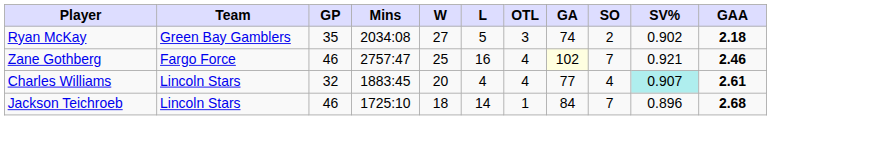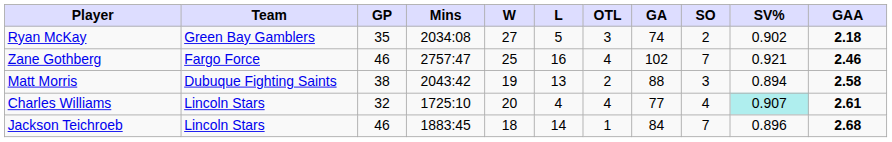(567, 59) lightyellow background -> (656, 59) no background
+ row: (42, 81)
(385, 81) 1883:45 -> (446, 103) 1725:10
(385, 103) 1725:10 -> (446, 125) 1883:45
